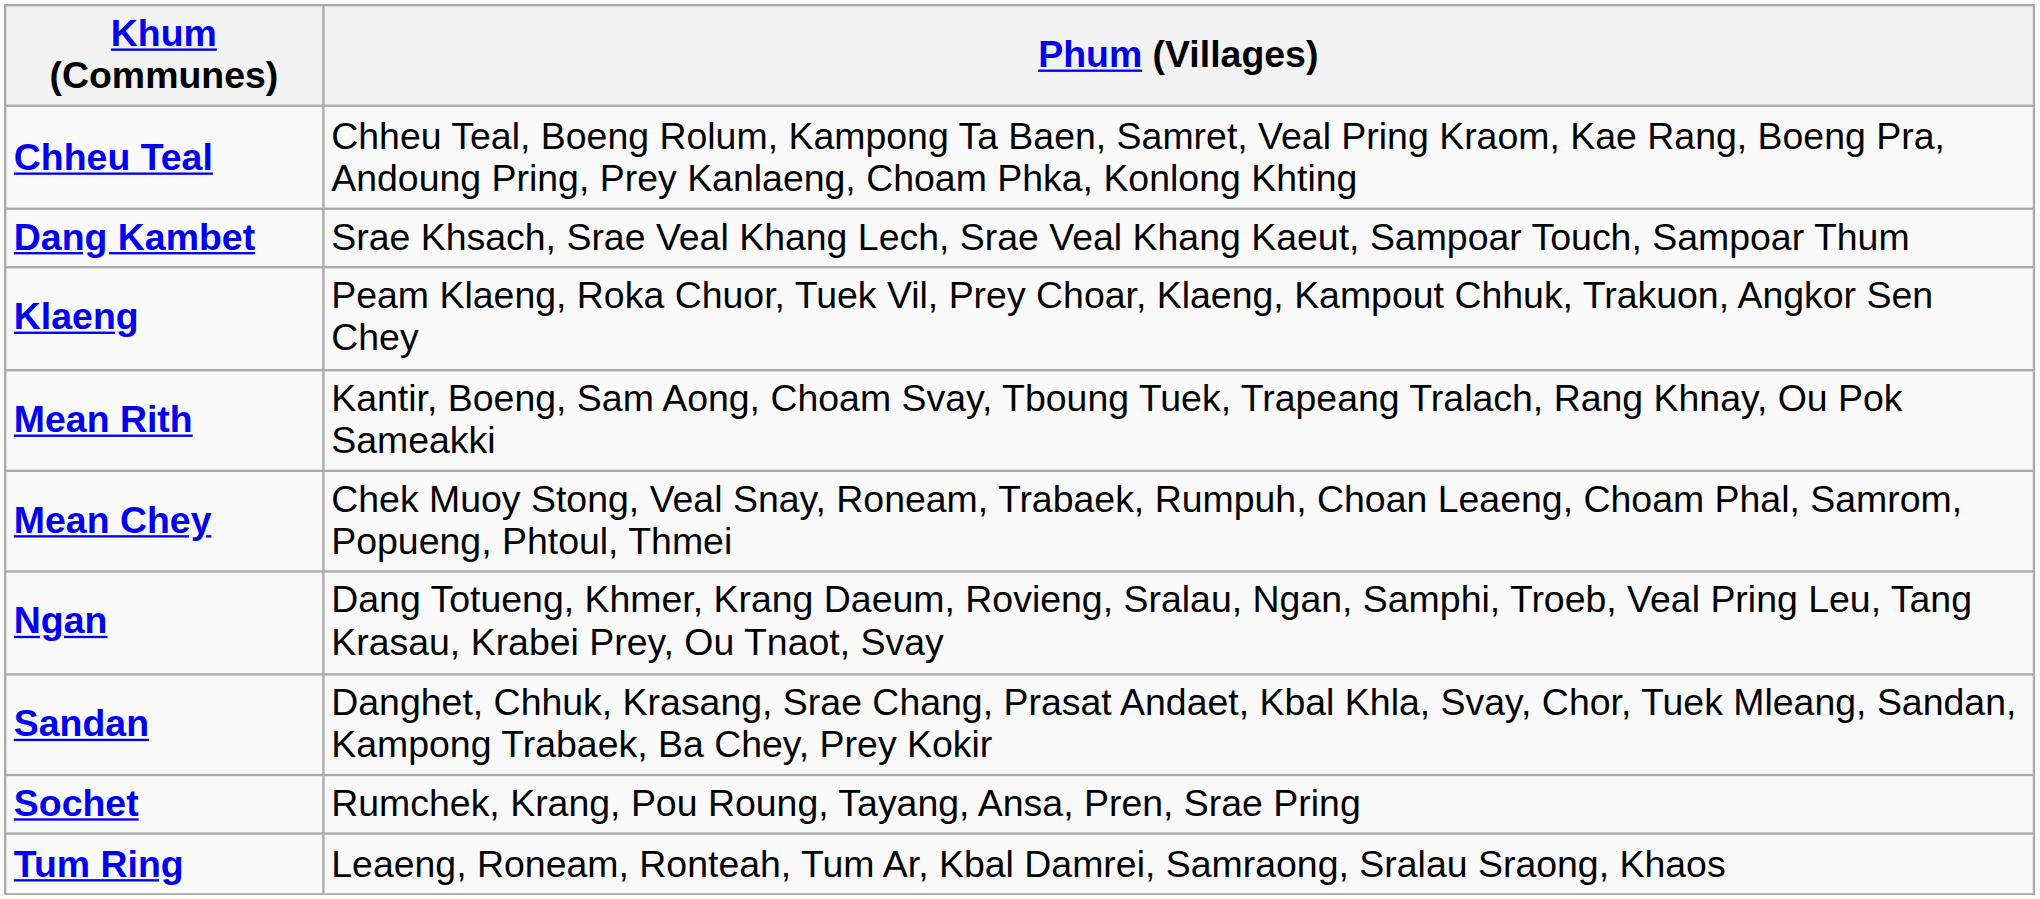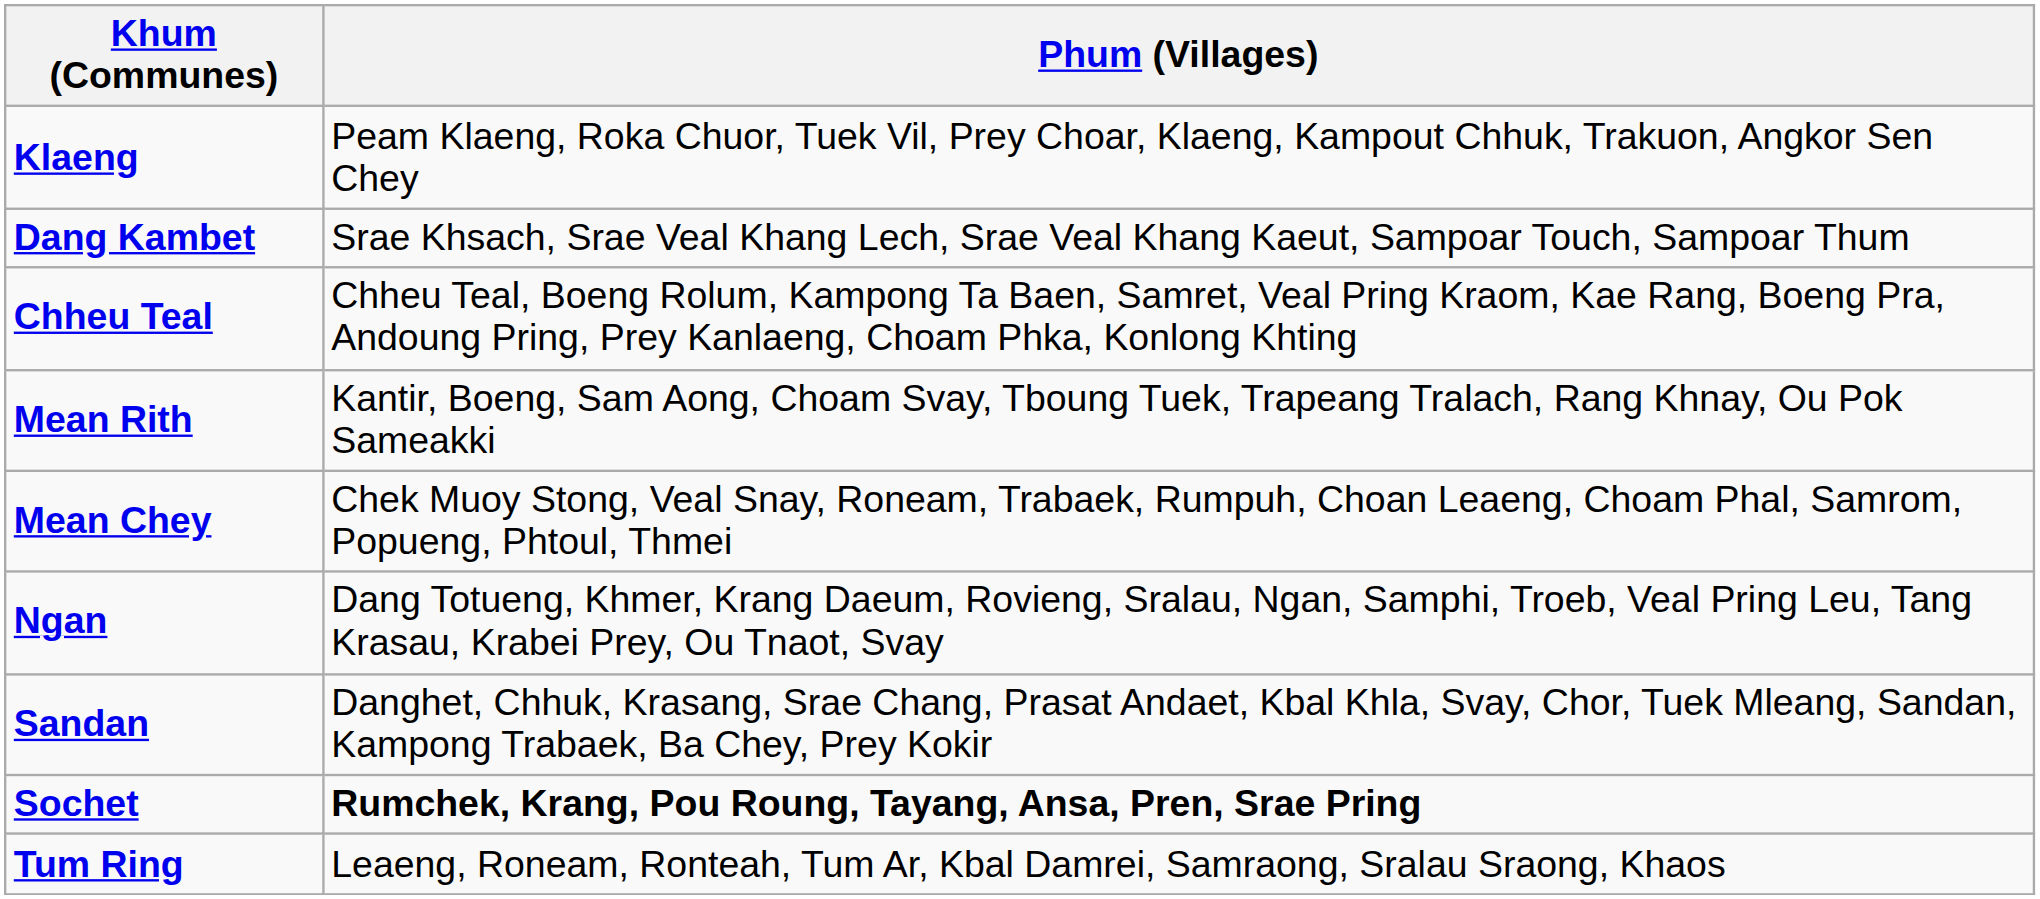rows swapped: (113, 156) <-> (76, 317)
(846, 804) normal -> (876, 804) bold
